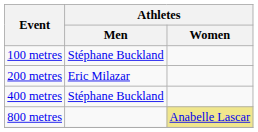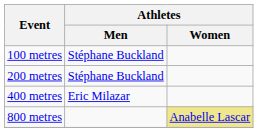(99, 76) Eric Milazar -> (116, 76) Stéphane Buckland
(116, 96) Stéphane Buckland -> (99, 96) Eric Milazar
